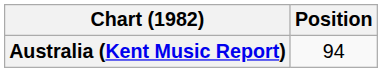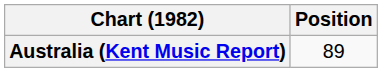(334, 51) 94 -> (334, 51) 89
